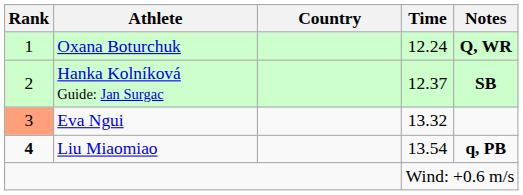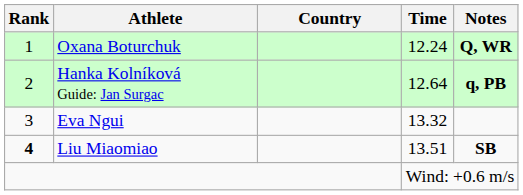(427, 83) 12.37 -> (427, 83) 12.64
(486, 83) SB -> (486, 83) q, PB
(29, 120) lightsalmon background -> (29, 120) no background
(427, 148) 13.54 -> (427, 148) 13.51
(486, 148) q, PB -> (486, 148) SB
